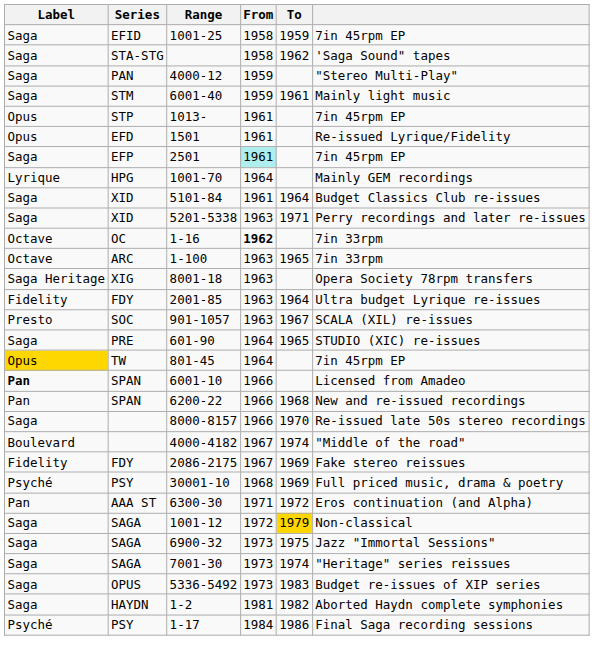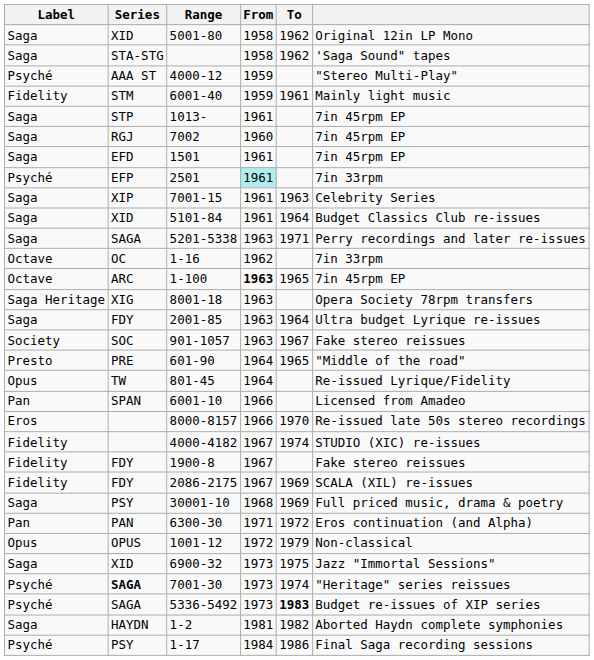+ row: (196, 35)
- row: (196, 35)
(22, 76) Saga -> (30, 76) Psyché
(122, 76) PAN -> (134, 76) AAA ST
(22, 96) Saga -> (38, 96) Fidelity
(22, 116) Opus -> (22, 116) Saga
+ row: (185, 137)
(22, 137) Opus -> (22, 157) Saga
(413, 137) Re-issued Lyrique/Fidelity -> (360, 157) 7in 45rpm EP
(22, 157) Saga -> (30, 177) Psyché
(360, 157) 7in 45rpm EP -> (349, 177) 7in 33rpm
- row: (196, 177)
+ row: (196, 198)
(122, 218) XID -> (126, 238) SAGA
(258, 238) bold -> (258, 259) normal
(258, 259) normal -> (258, 279) bold
(349, 259) 7in 33rpm -> (360, 279) 7in 45rpm EP
(38, 299) Fidelity -> (22, 320) Saga
(30, 320) Presto -> (34, 340) Society
(394, 320) SCALA (XIL) re-issues -> (390, 340) Fake stereo reissues
(22, 340) Saga -> (30, 360) Presto
(398, 340) STUDIO (XIC) re-issues -> (390, 360) "Middle of the road"
(22, 360) gold background -> (22, 381) no background
(360, 360) 7in 45rpm EP -> (413, 381) Re-issued Lyrique/Fidelity
(19, 381) bold -> (19, 401) normal
- row: (196, 401)
(22, 421) Saga -> (22, 421) Eros
(41, 442) Boulevard -> (38, 442) Fidelity
(390, 442) "Middle of the road" -> (398, 442) STUDIO (XIC) re-issues
+ row: (192, 462)
(390, 462) Fake stereo reissues -> (394, 482) SCALA (XIL) re-issues
(30, 482) Psyché -> (22, 503) Saga
(134, 503) AAA ST -> (122, 523) PAN
(22, 523) Saga -> (22, 543) Opus
(126, 523) SAGA -> (126, 543) OPUS
(294, 523) gold background -> (294, 543) no background
(126, 543) SAGA -> (122, 564) XID
(22, 564) Saga -> (30, 584) Psyché
(126, 564) normal -> (126, 584) bold
(22, 584) Saga -> (30, 605) Psyché
(126, 584) OPUS -> (126, 605) SAGA
(294, 584) normal -> (294, 605) bold
